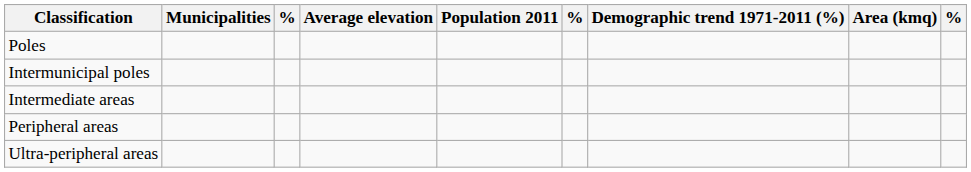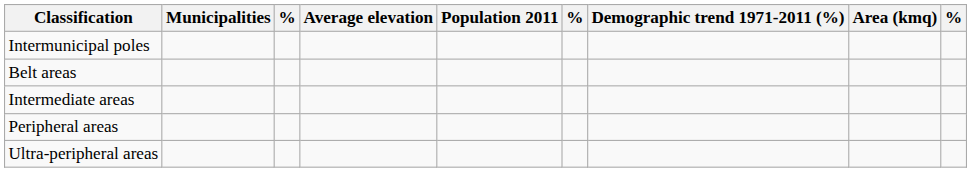- row: (27, 45)
+ row: (42, 72)
